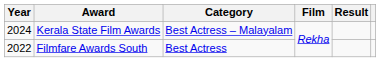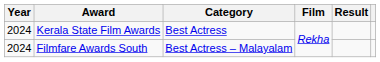(229, 30) Best Actress – Malayalam -> (196, 30) Best Actress
(19, 48) 2022 -> (19, 48) 2024
(196, 48) Best Actress -> (229, 48) Best Actress – Malayalam
